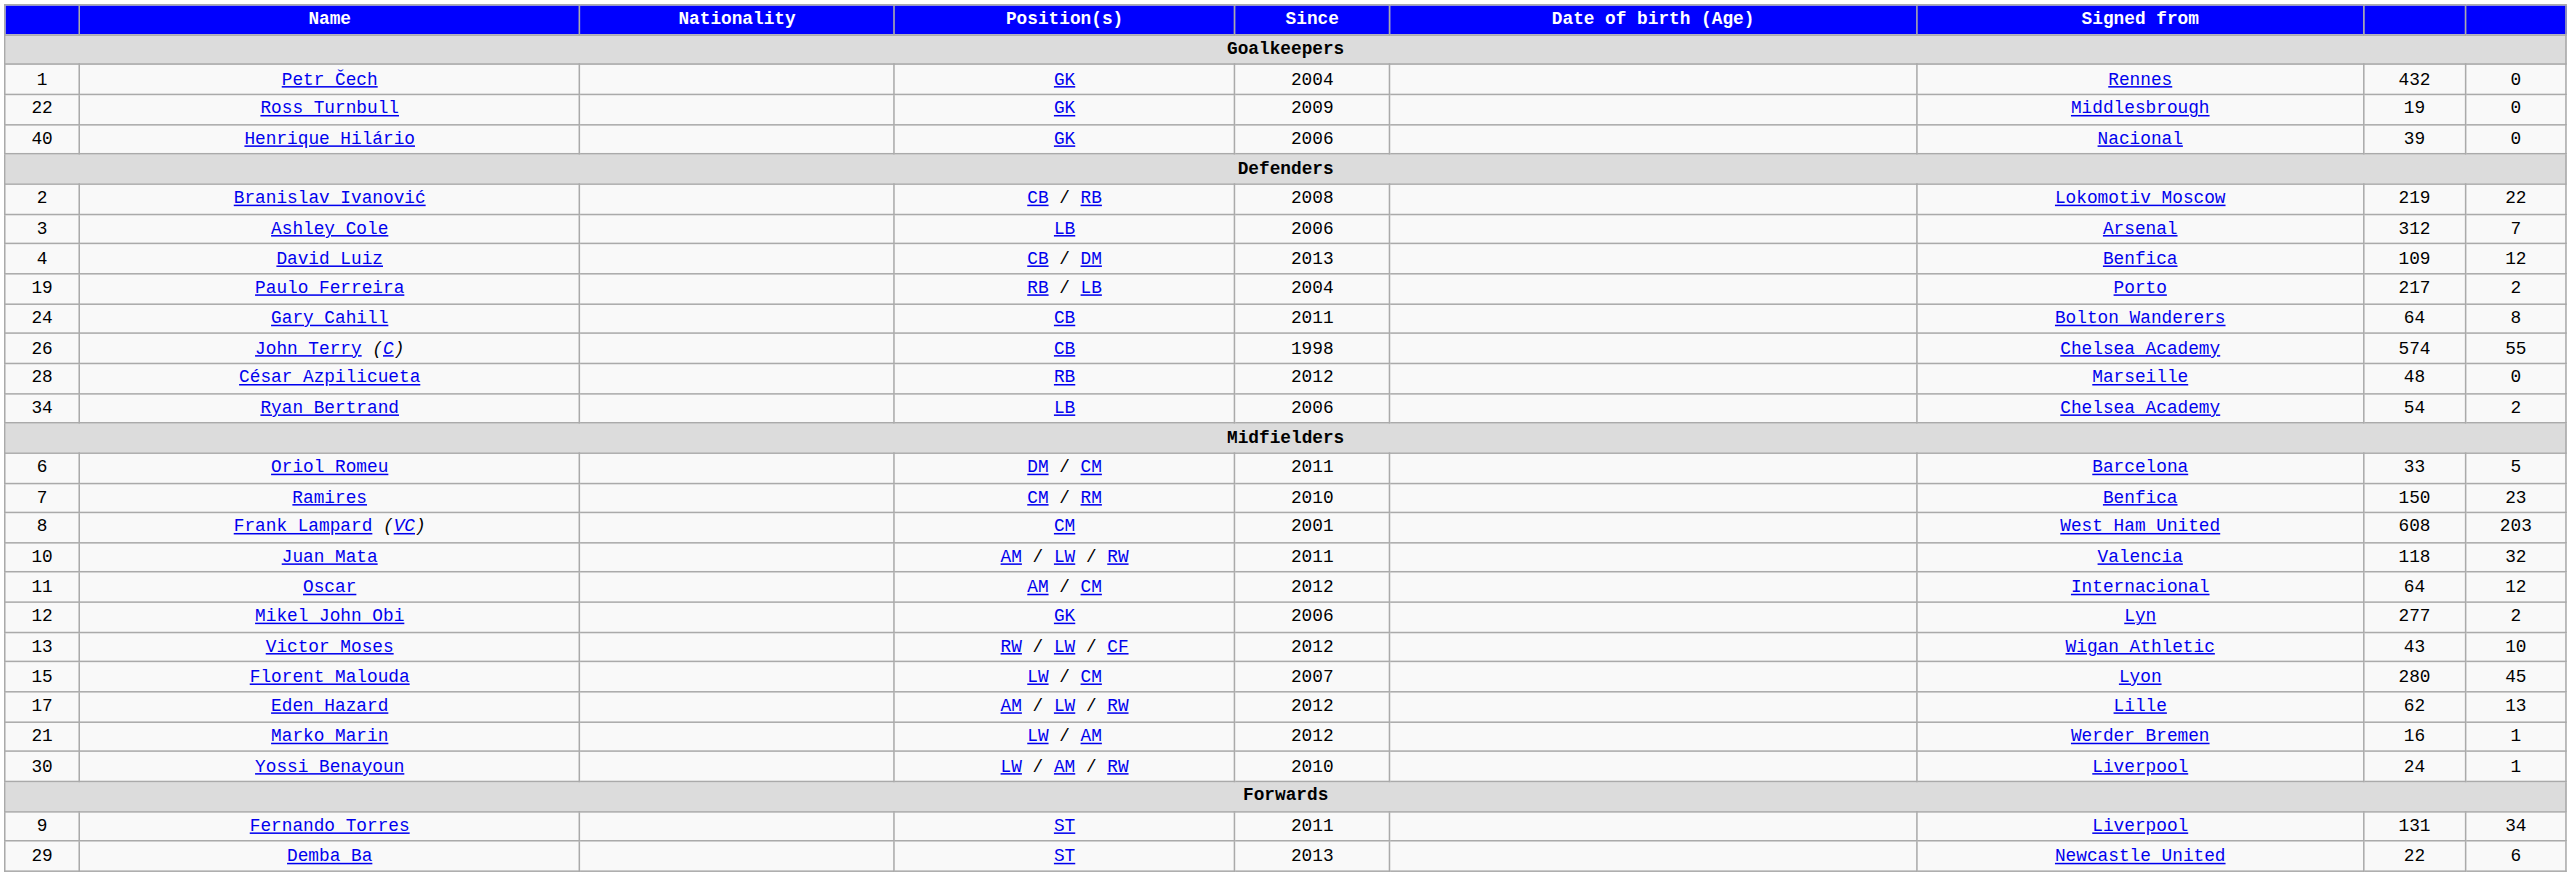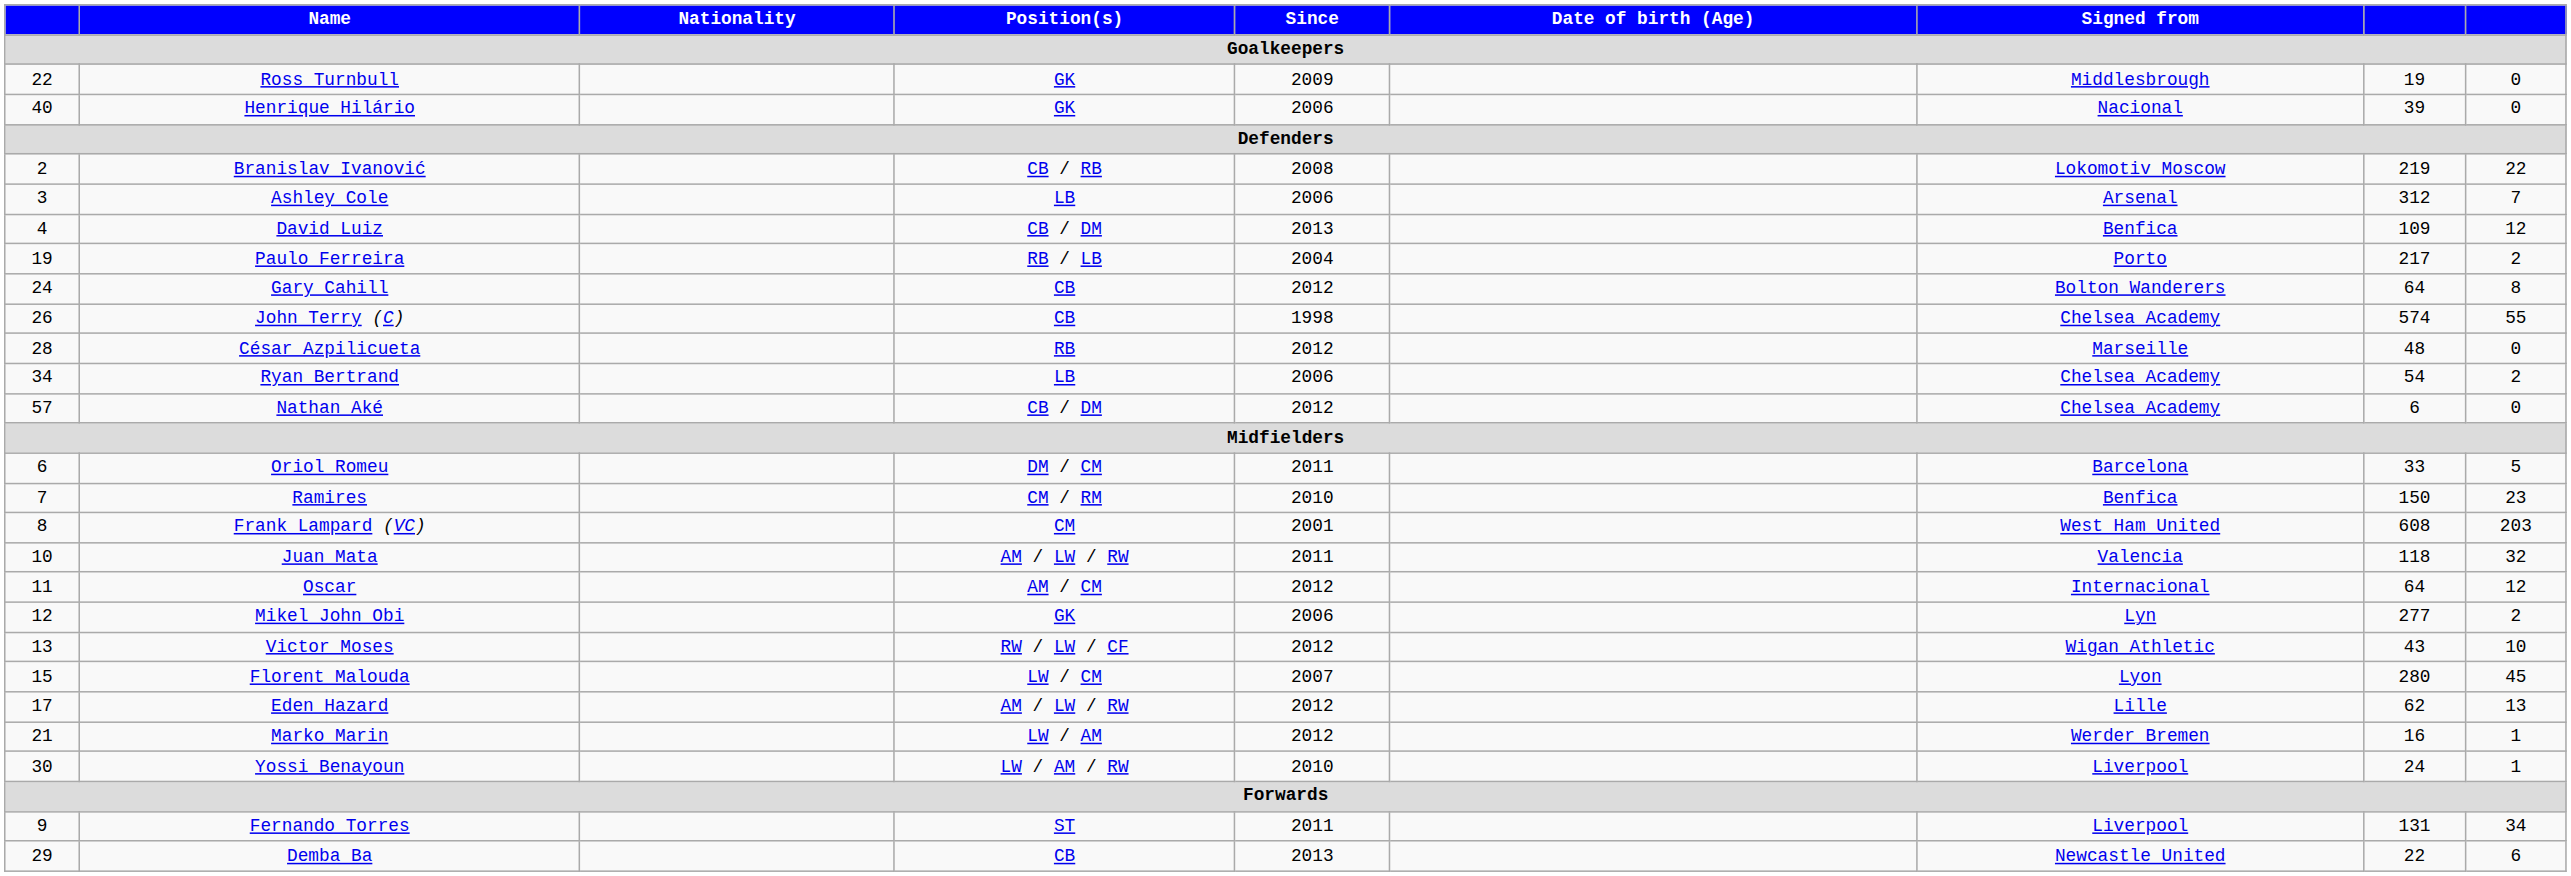- row: (330, 79)
(1312, 318) 2011 -> (1312, 288) 2012
+ row: (330, 408)
(1065, 856) ST -> (1065, 856) CB
